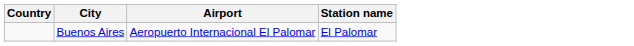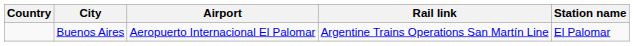+ column: (435, 13)
